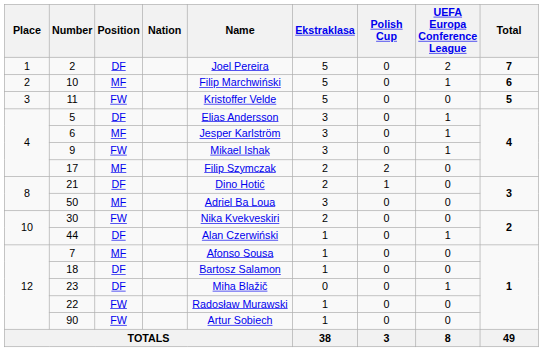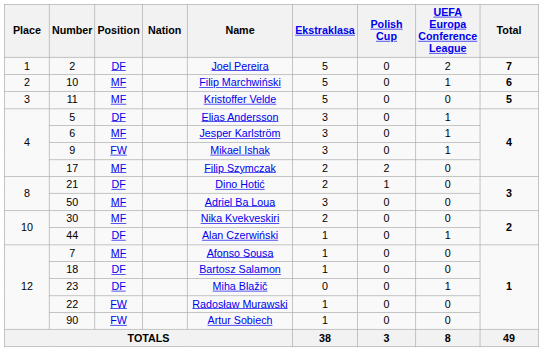(119, 100) FW -> (119, 100) MF
(119, 219) FW -> (119, 219) MF
